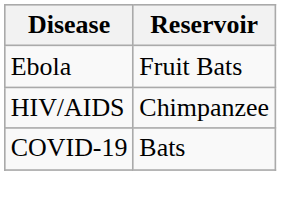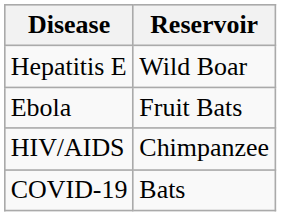+ row: (69, 66)
